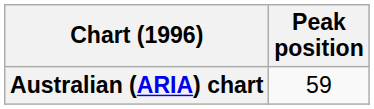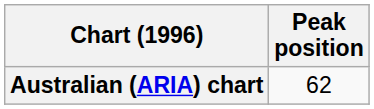(319, 85) 59 -> (319, 85) 62
